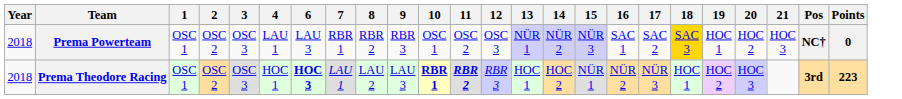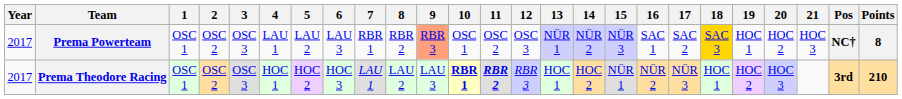+ column: (307, 14)
(20, 42) 2018 -> (20, 42) 2017
(403, 42) no background -> (433, 42) lightsalmon background
(848, 42) 0 -> (878, 42) 8
(20, 76) 2018 -> (20, 76) 2017
(308, 76) bold -> (339, 76) normal
(848, 76) 223 -> (878, 76) 210
